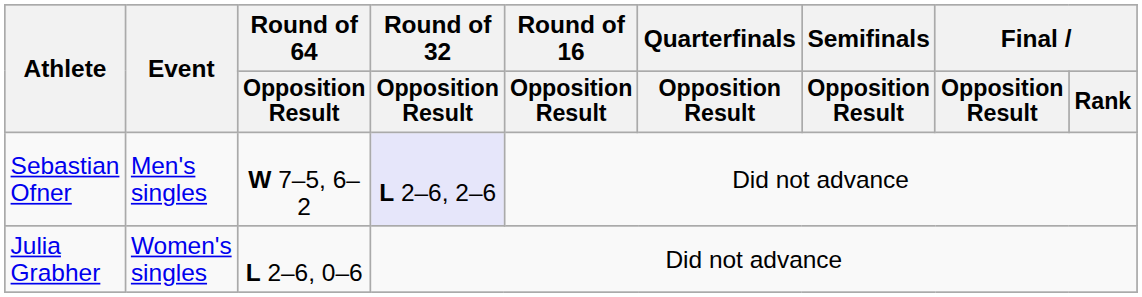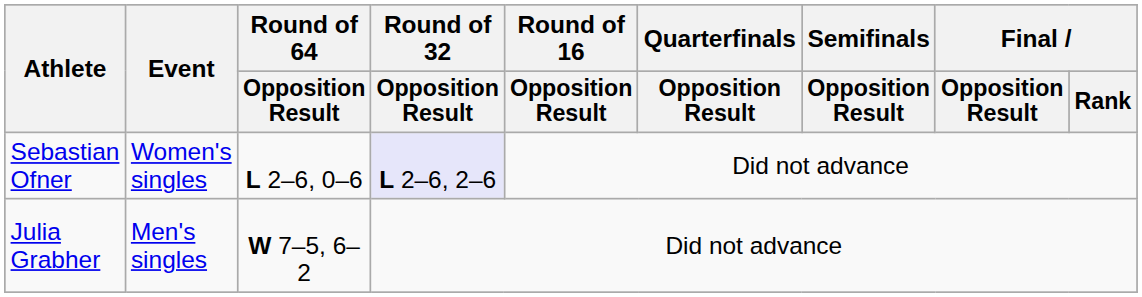(169, 180) Men's singles -> (181, 166) Women's singles
(304, 193) W 7–5, 6–2 -> (304, 180) L 2–6, 0–6
(181, 259) Women's singles -> (169, 246) Men's singles
(304, 273) L 2–6, 0–6 -> (304, 259) W 7–5, 6–2
